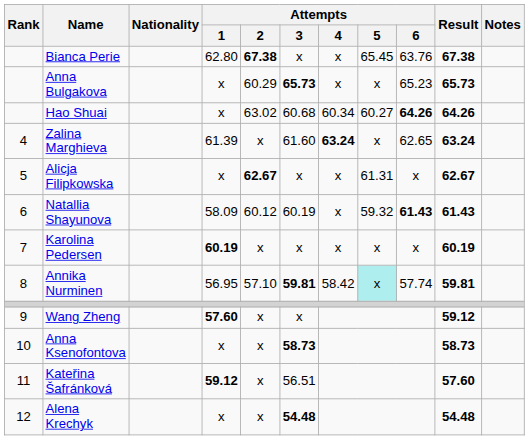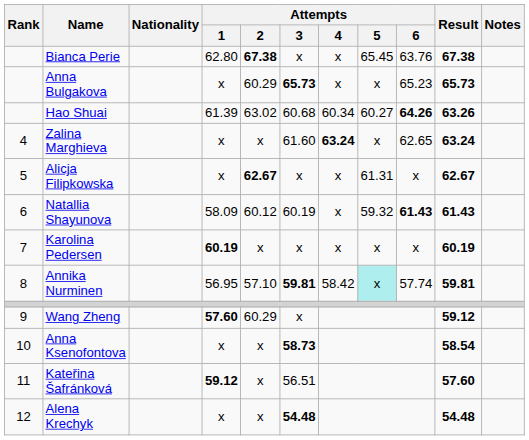(221, 112) x -> (221, 112) 61.39
(458, 112) 64.26 -> (458, 112) 63.26
(221, 141) 61.39 -> (221, 141) x
(260, 317) x -> (260, 317) 60.29
(458, 345) 58.73 -> (458, 345) 58.54
